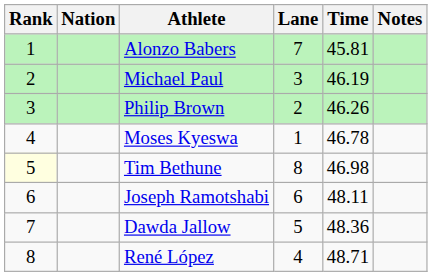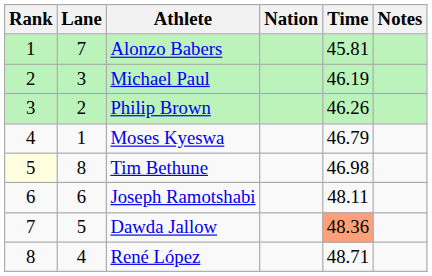columns swapped: (298, 19) <-> (88, 19)
(348, 138) 46.78 -> (348, 138) 46.79
(348, 227) no background -> (348, 227) lightsalmon background
